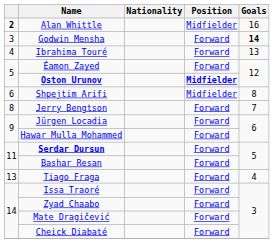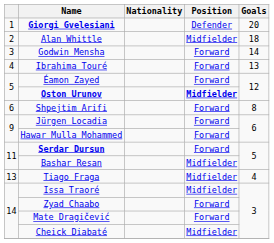+ row: (71, 25)
(11, 25) bold -> (11, 39) normal
(254, 25) 16 -> (254, 39) 18
(254, 39) bold -> (254, 53) normal
(212, 94) Midfielder -> (212, 108) Forward
- row: (71, 108)
(212, 163) Forward -> (212, 163) Midfielder
(212, 176) Forward -> (212, 176) Midfielder
(212, 190) Forward -> (212, 190) Midfielder
(212, 232) Forward -> (212, 232) Midfielder
